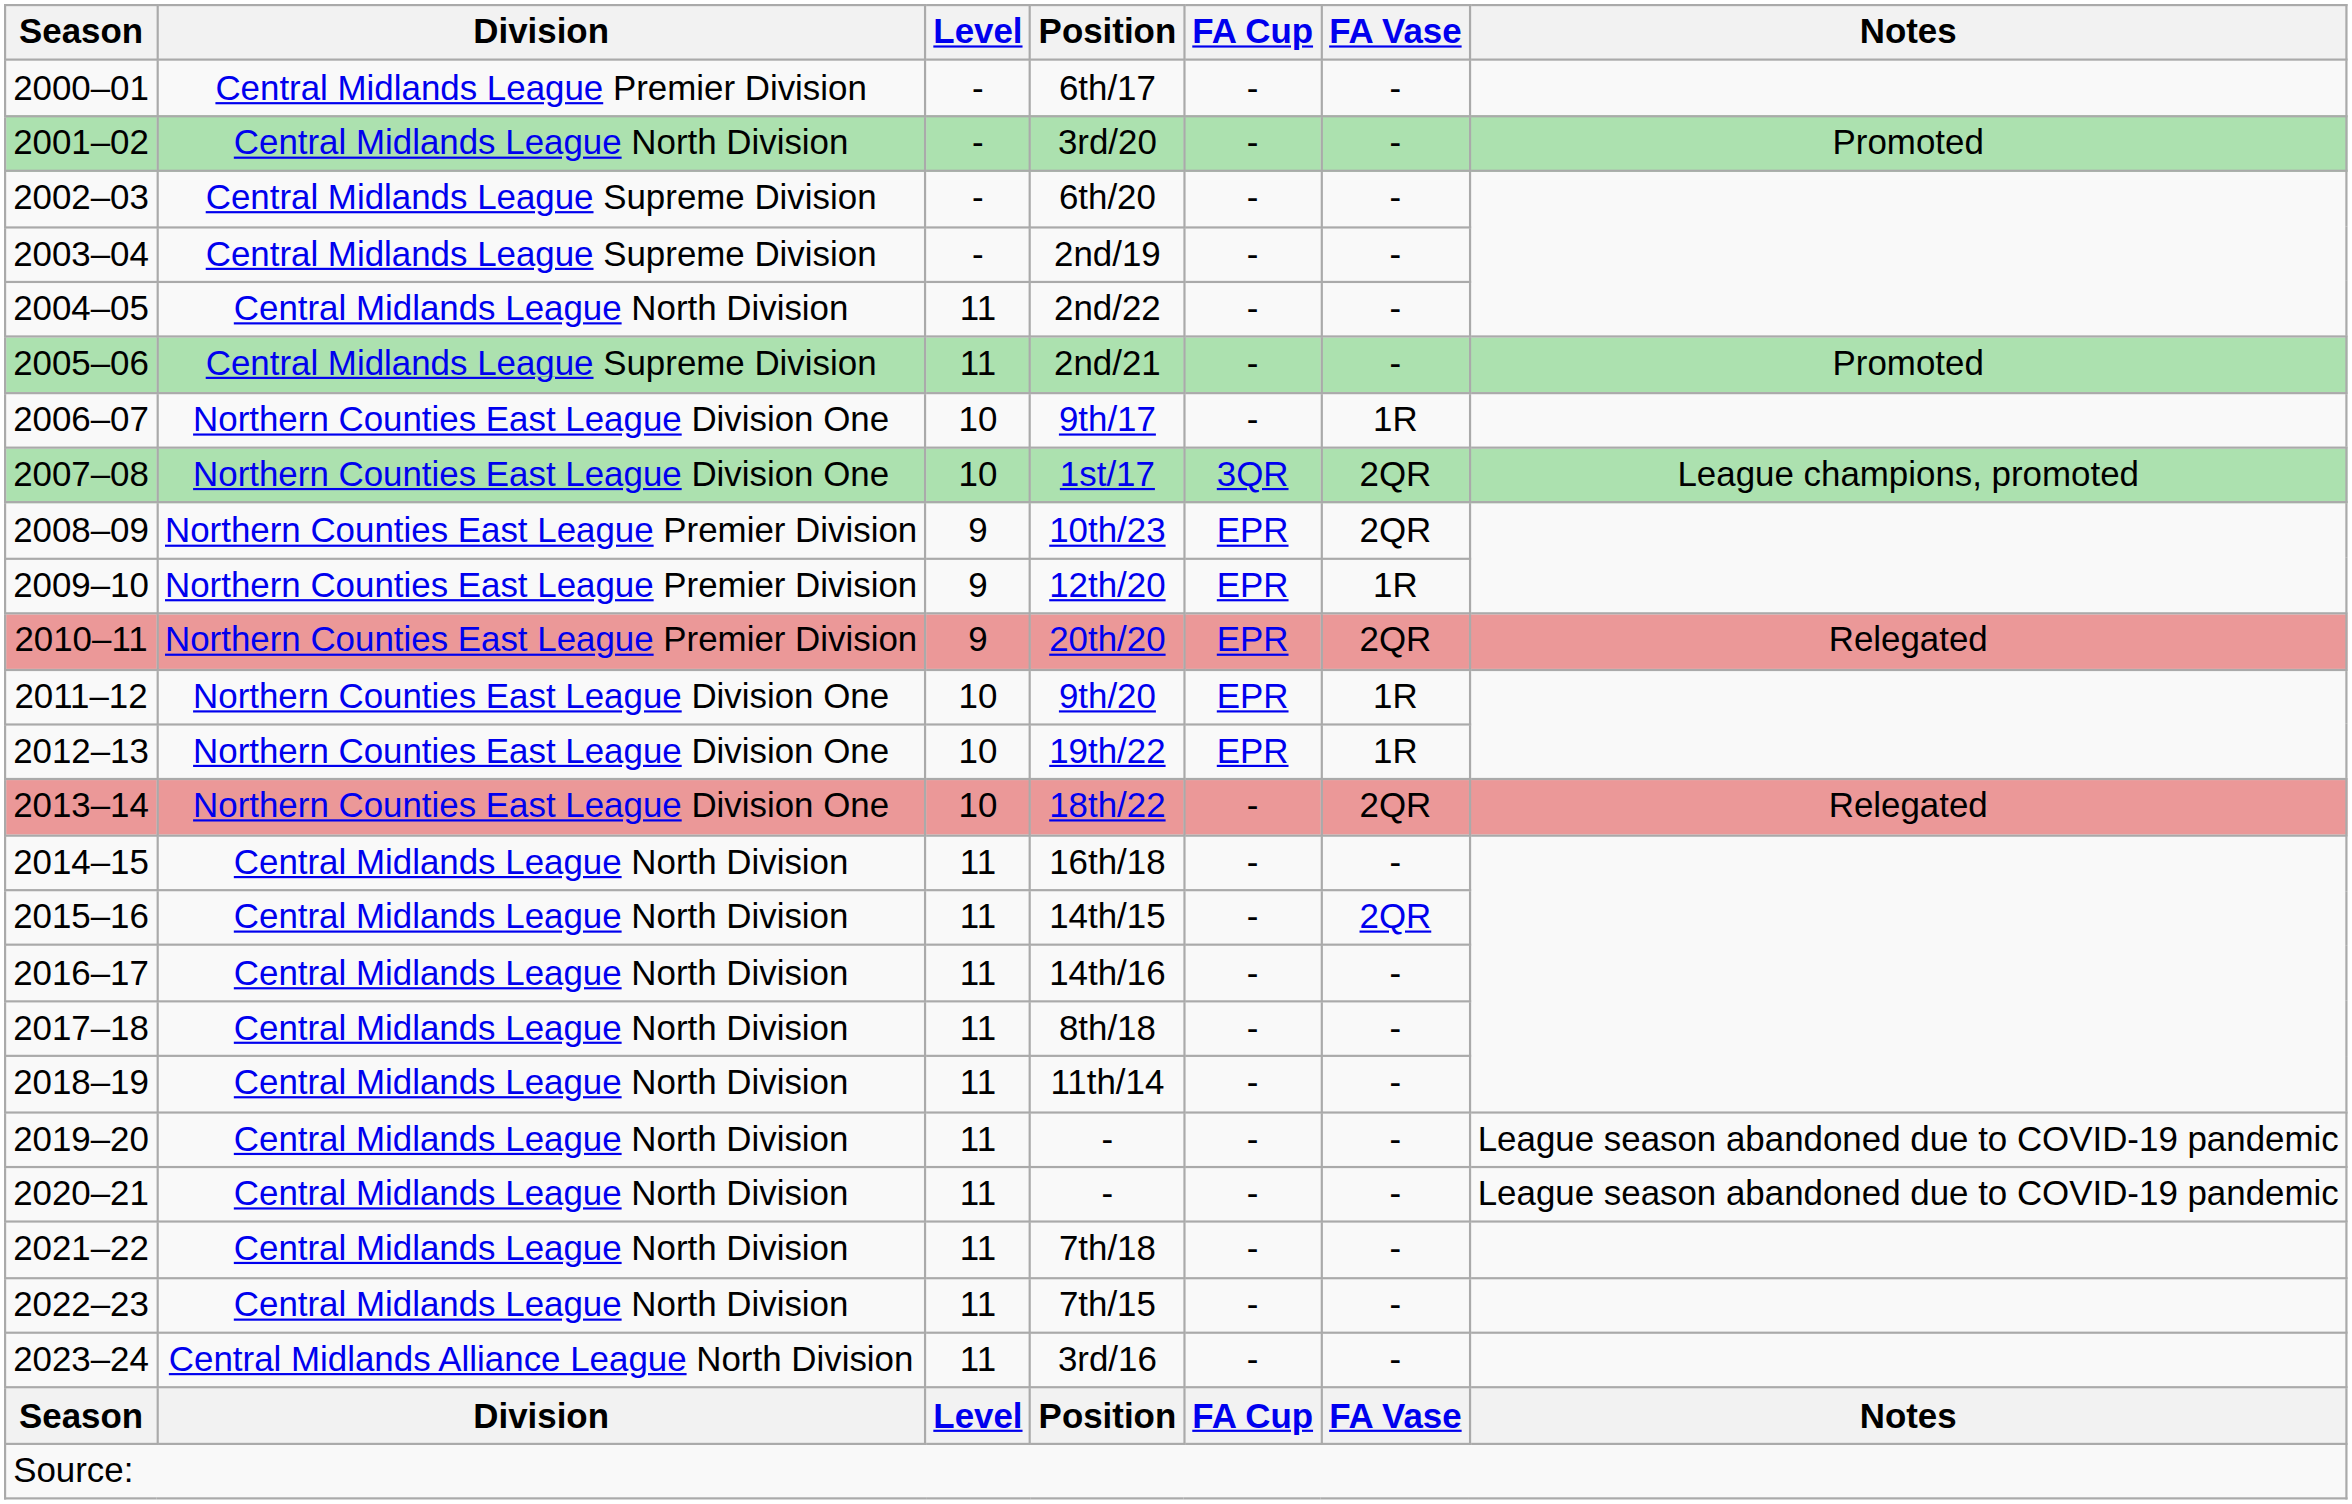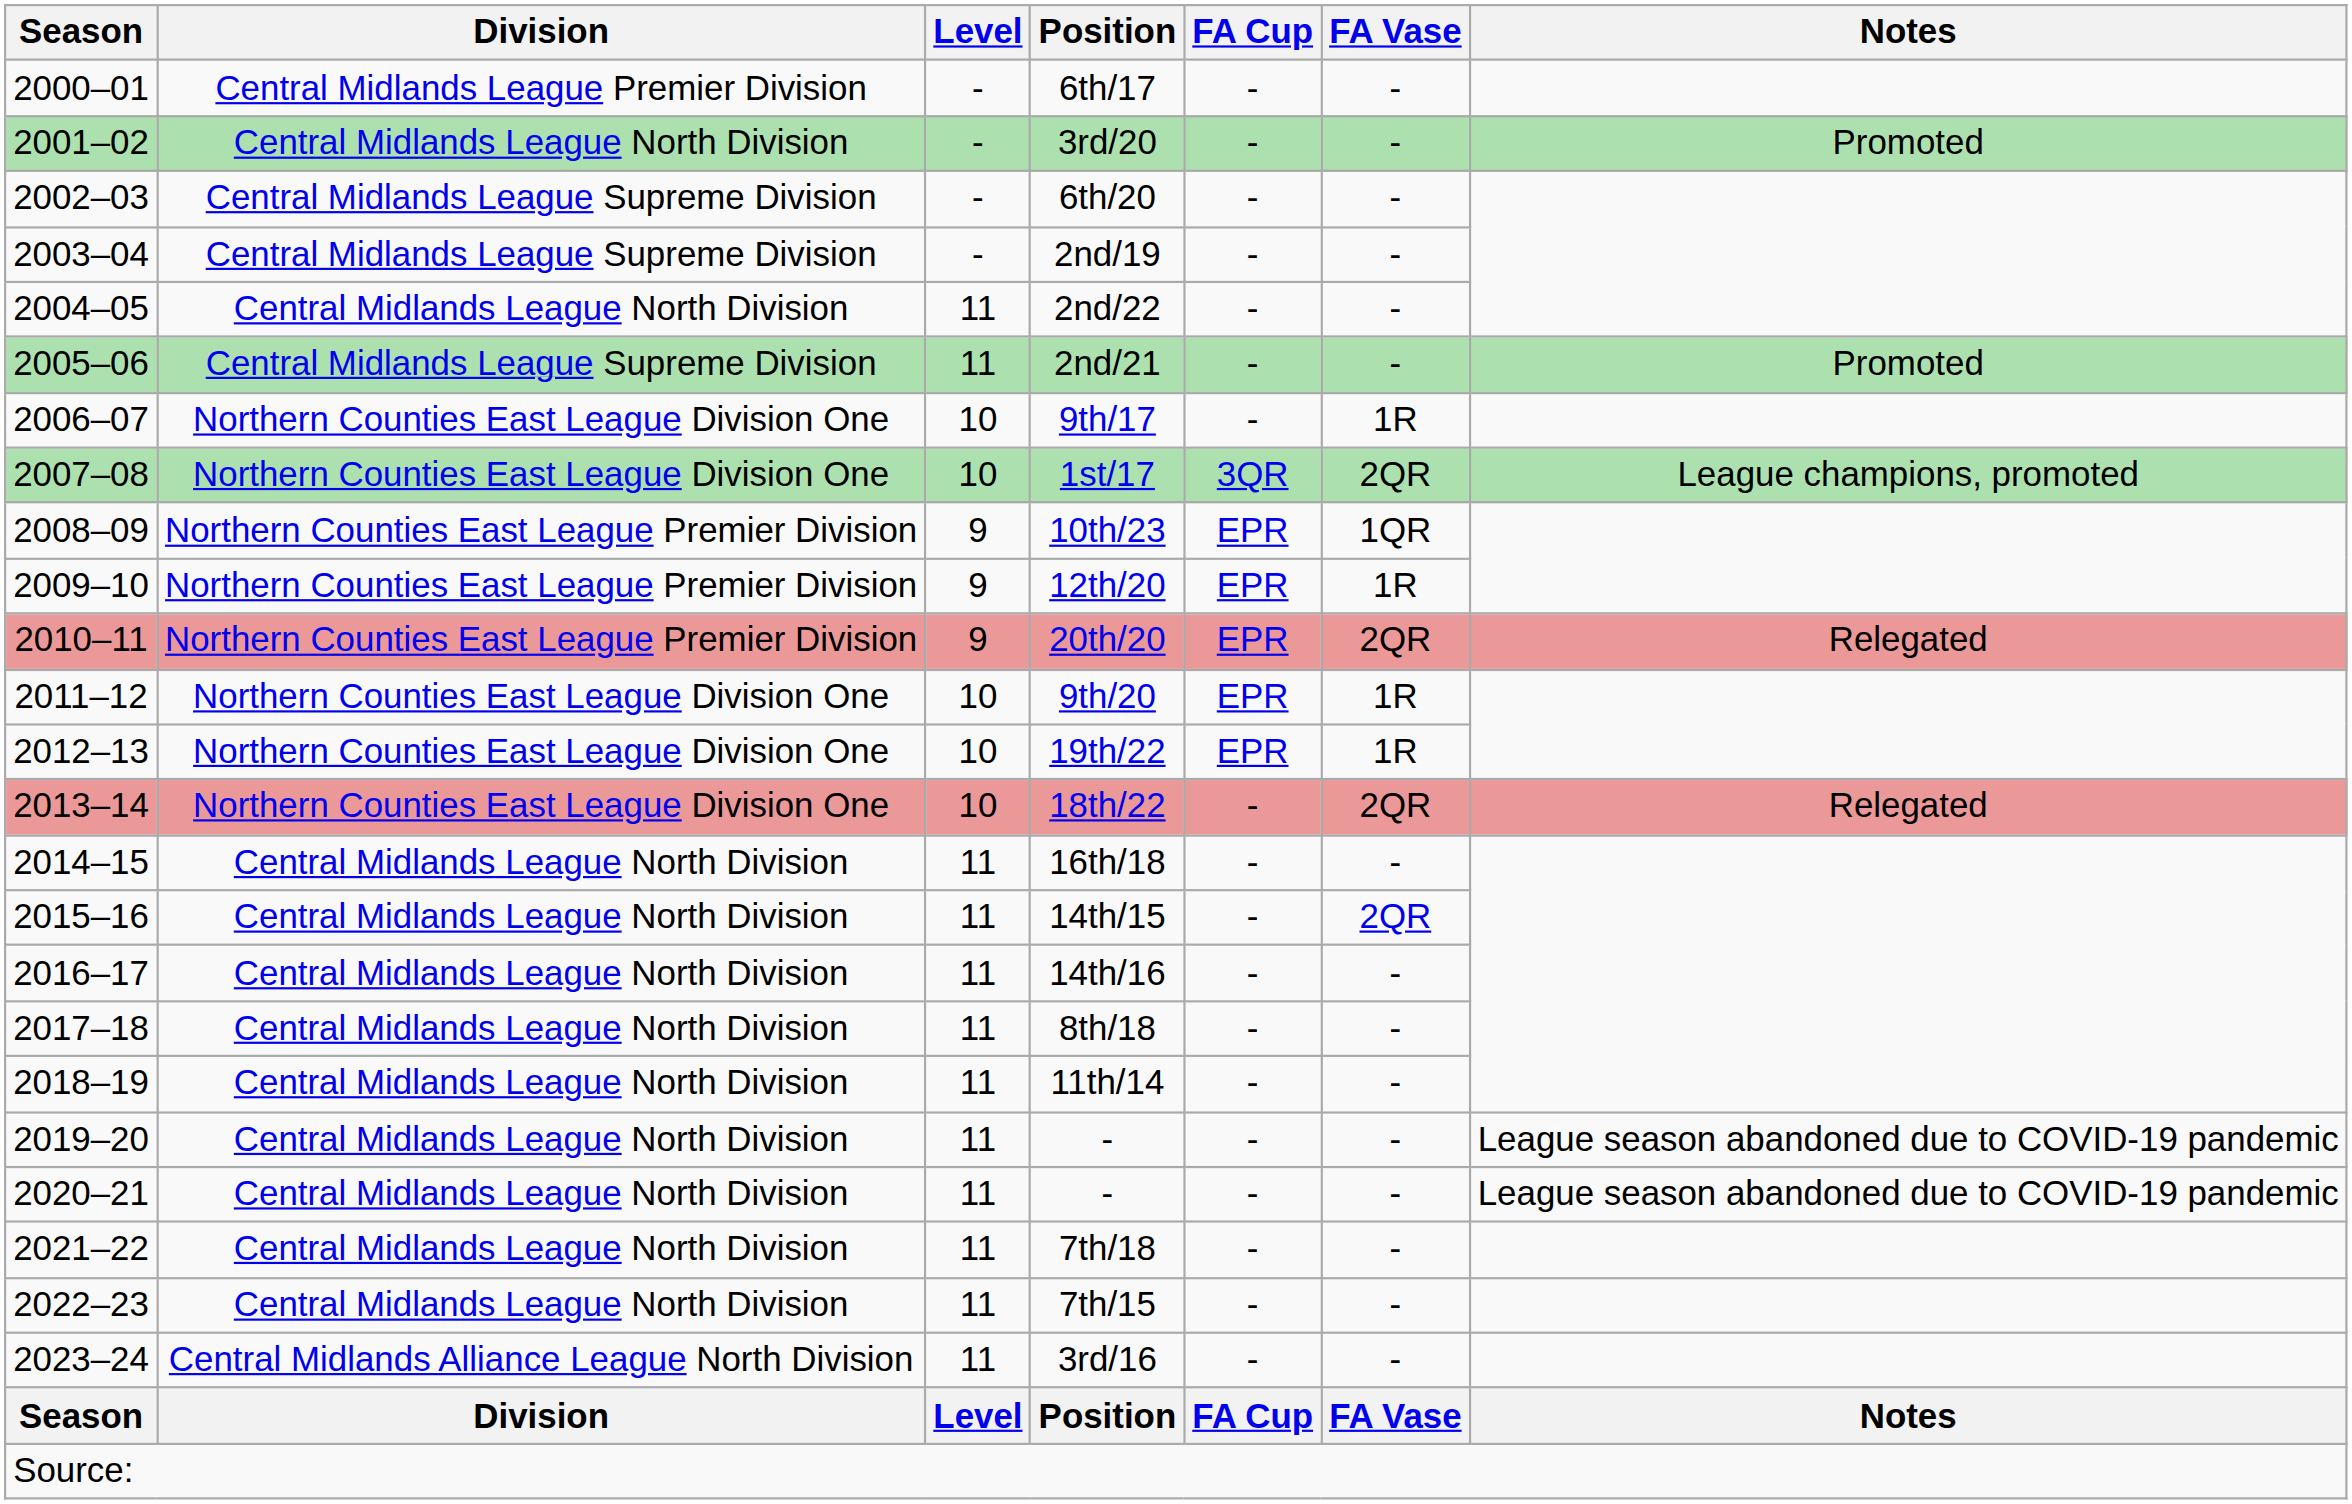(1395, 530) 2QR -> (1395, 530) 1QR
